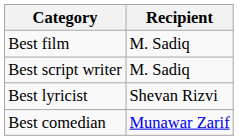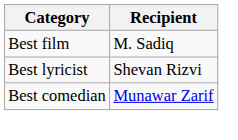- row: (65, 69)
